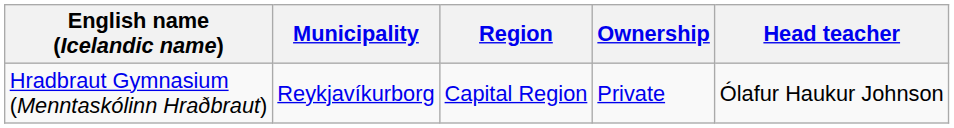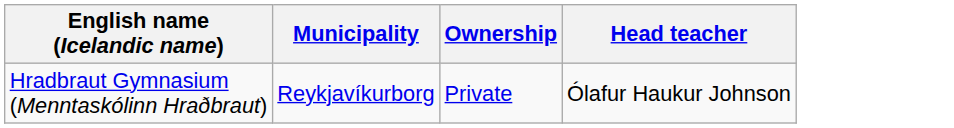- column: (516, 33)
